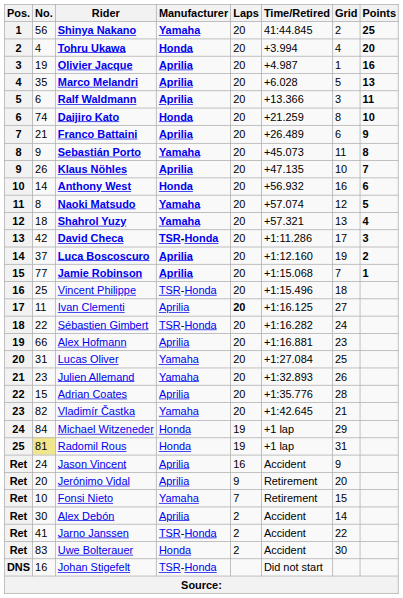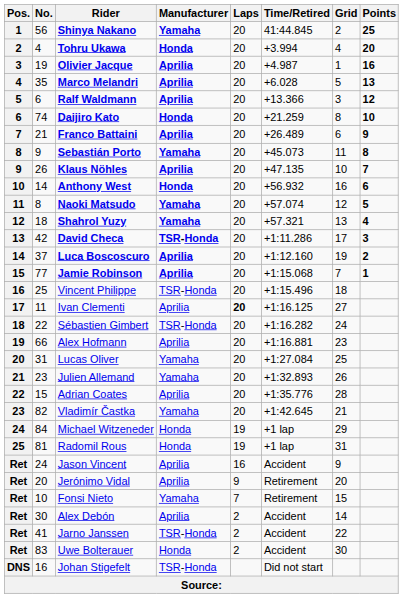(368, 100) 11 -> (369, 100) 12
(41, 446) khaki background -> (41, 446) no background
